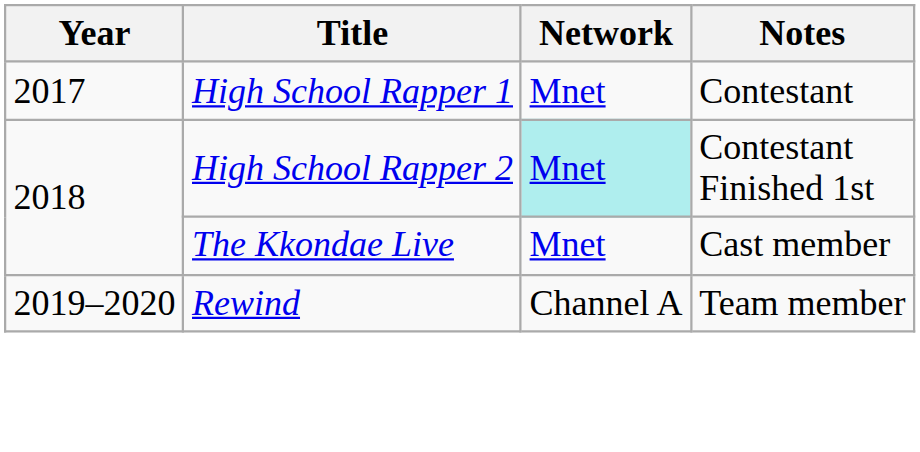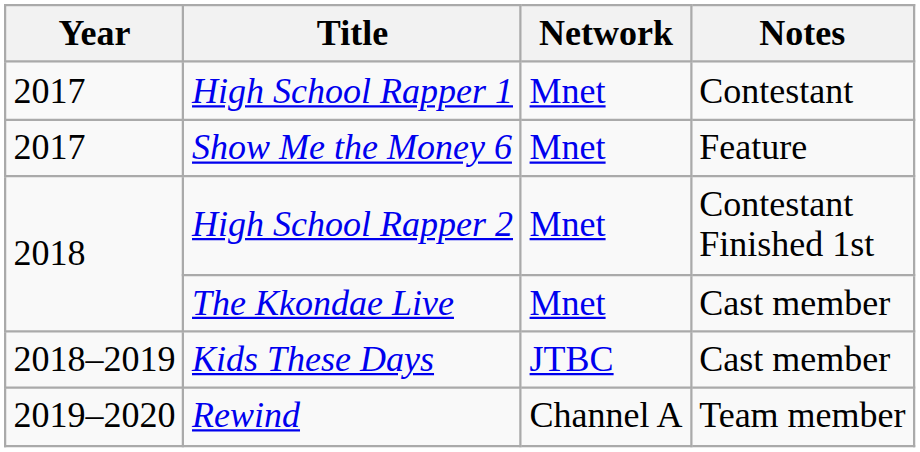+ row: (352, 147)
(568, 167) paleturquoise background -> (568, 224) no background
+ row: (313, 359)
